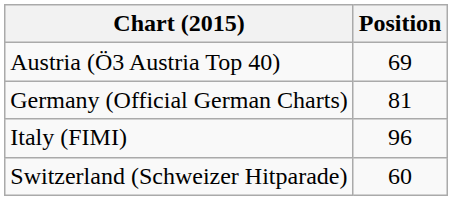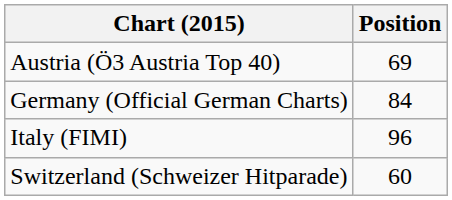(400, 99) 81 -> (400, 99) 84
